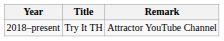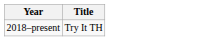- column: (162, 12)
